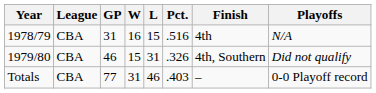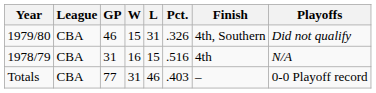rows swapped: (29, 35) <-> (29, 56)
